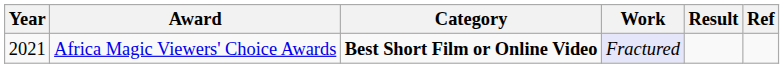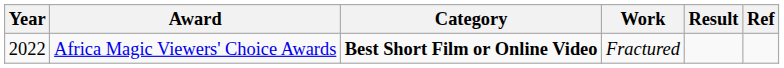(27, 48) 2021 -> (27, 48) 2022
(643, 48) lavender background -> (643, 48) no background
